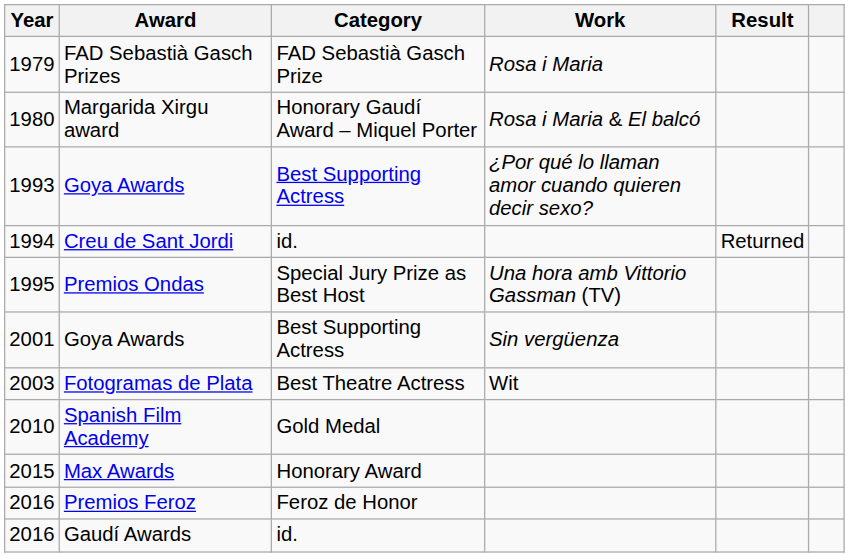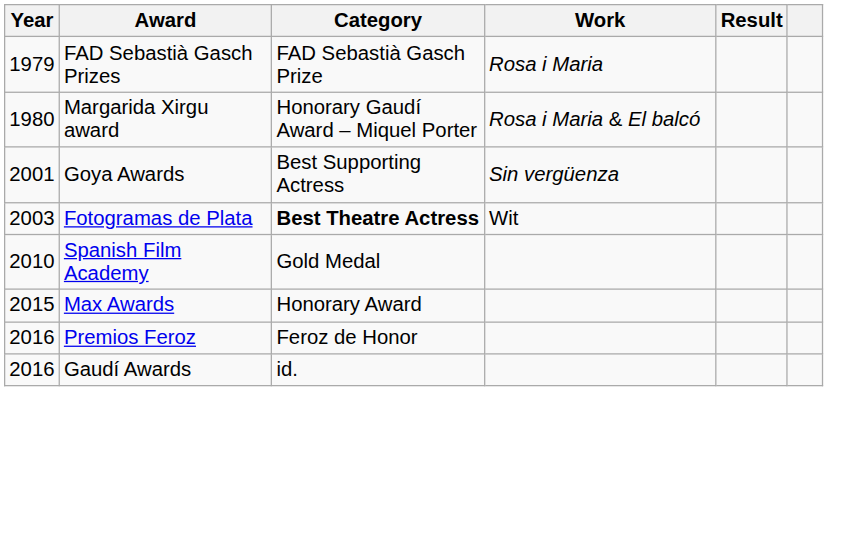- row: (32, 185)
- row: (32, 240)
- row: (32, 284)
(371, 383) normal -> (378, 218) bold
